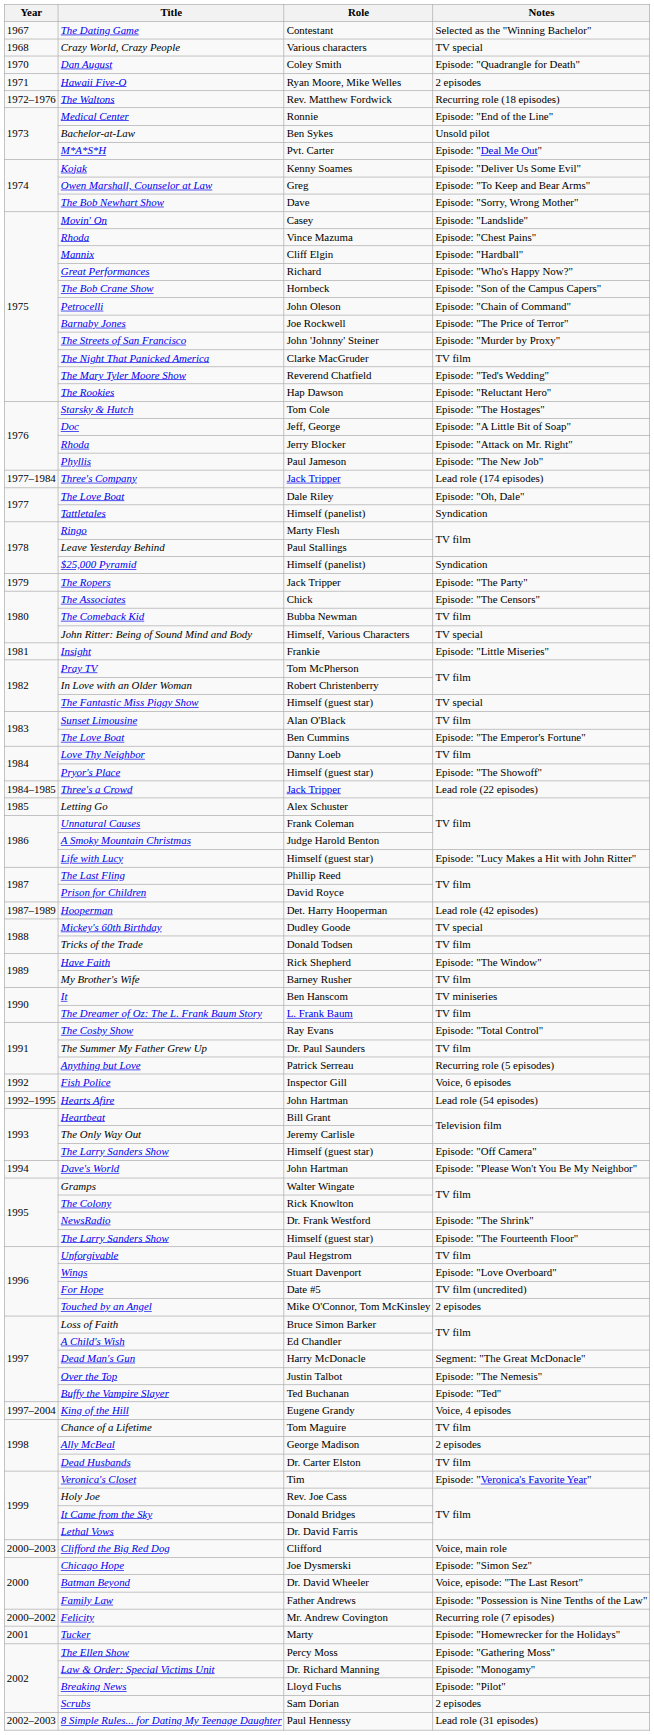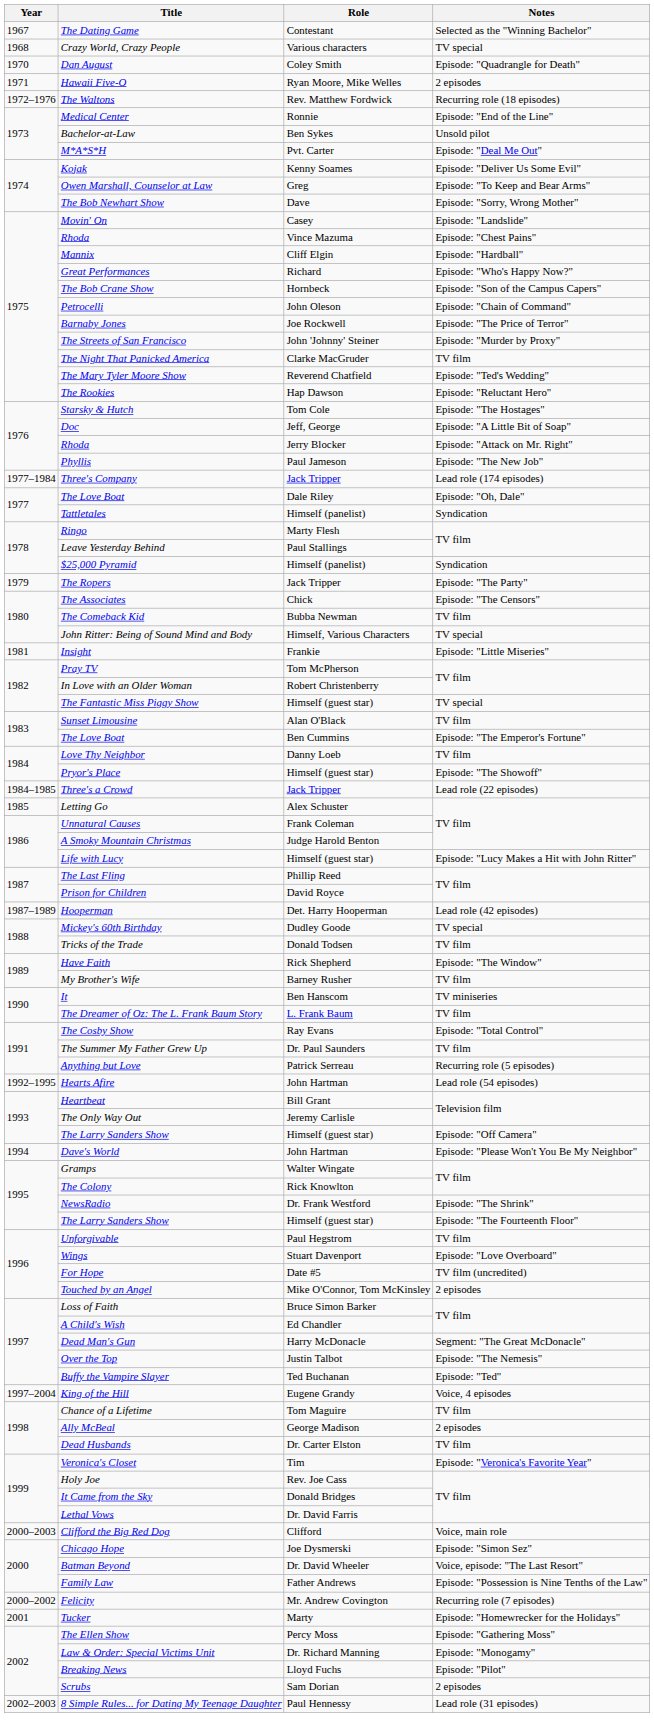- row: (86, 1082)
